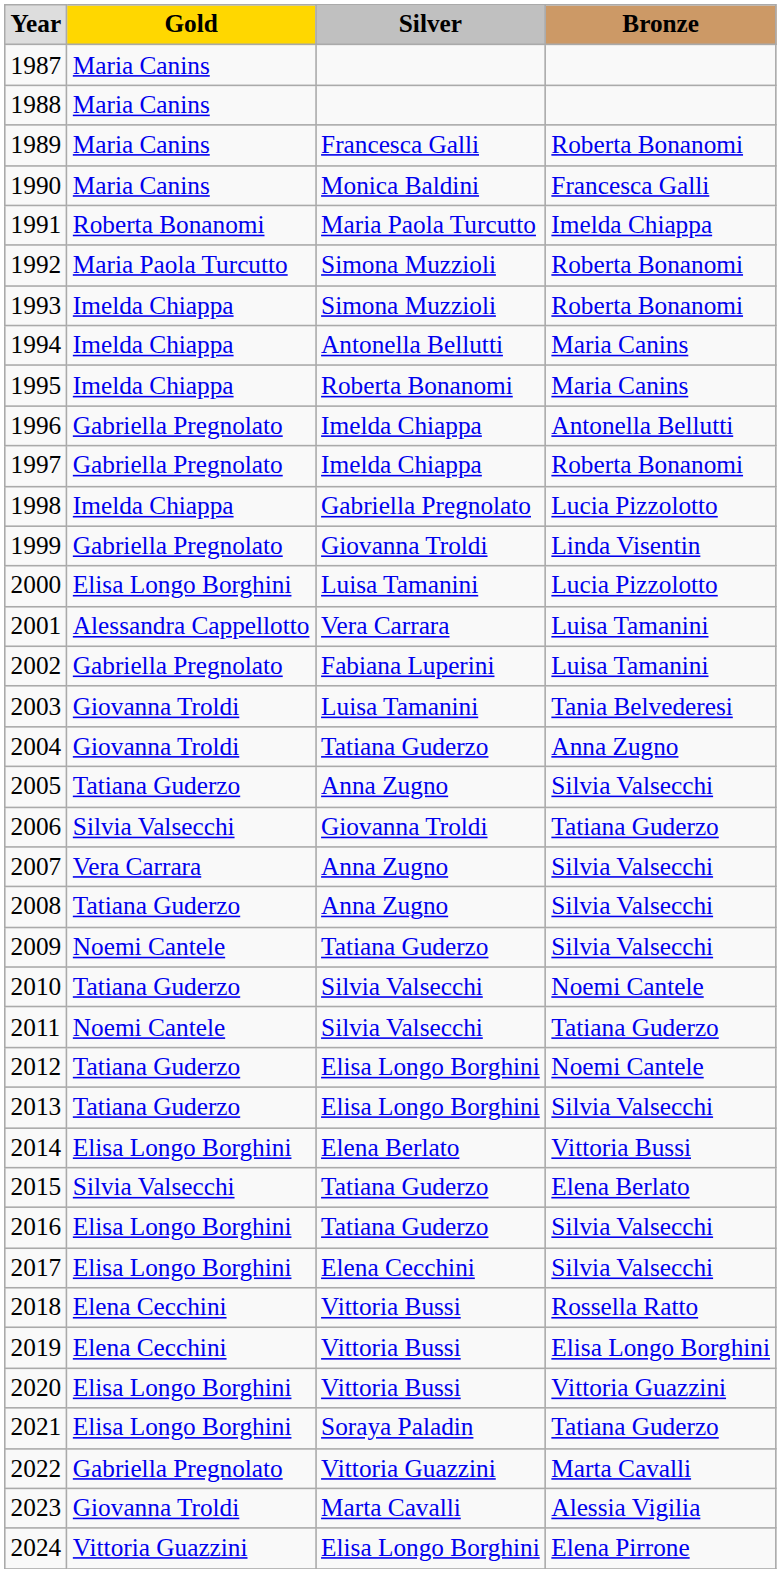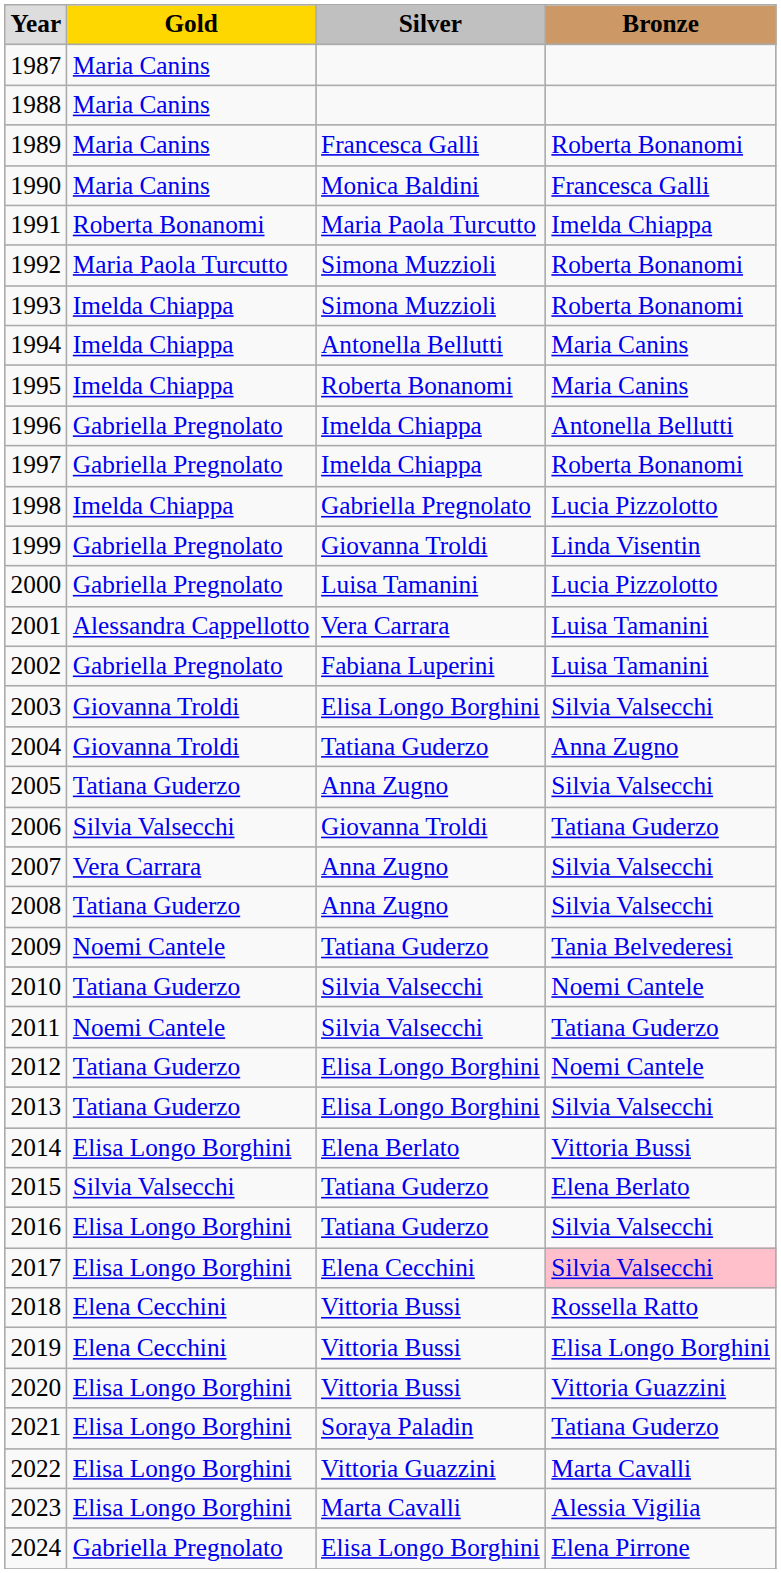(182, 585) Elisa Longo Borghini -> (178, 585) Gabriella Pregnolato
(400, 706) Luisa Tamanini -> (430, 706) Elisa Longo Borghini
(642, 706) Tania Belvederesi -> (632, 706) Silvia Valsecchi
(632, 946) Silvia Valsecchi -> (642, 946) Tania Belvederesi
(632, 1267) no background -> (632, 1267) pink background
(178, 1467) Gabriella Pregnolato -> (182, 1467) Elisa Longo Borghini
(156, 1507) Giovanna Troldi -> (182, 1507) Elisa Longo Borghini
(160, 1548) Vittoria Guazzini -> (178, 1548) Gabriella Pregnolato
